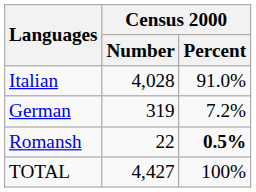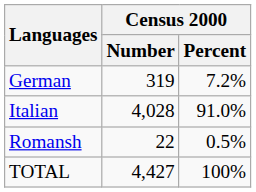rows swapped: (34, 80) <-> (40, 111)
(224, 141) bold -> (226, 141) normal
